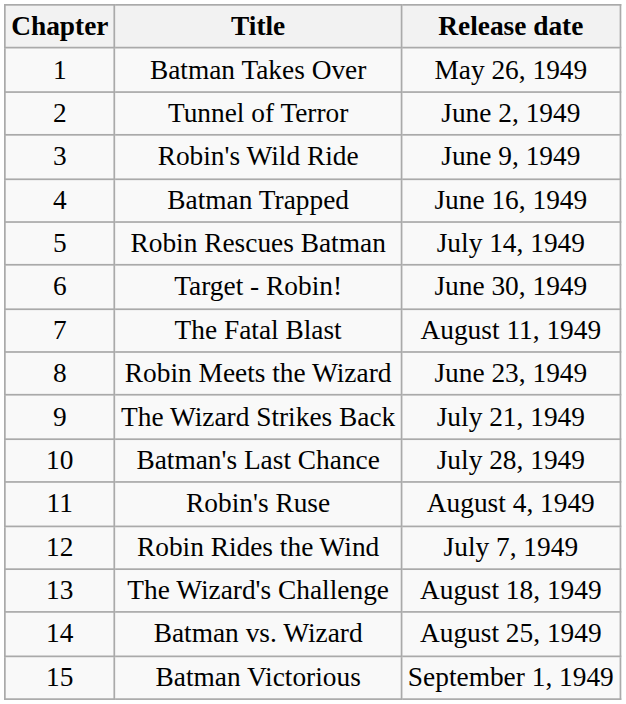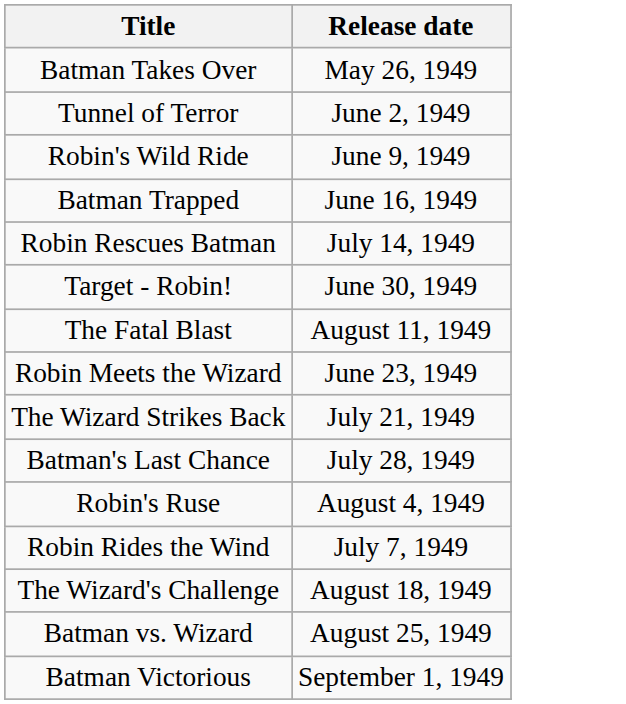- column: (60, 26)
